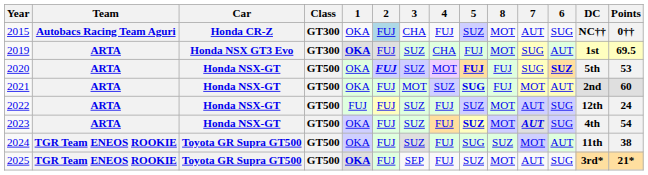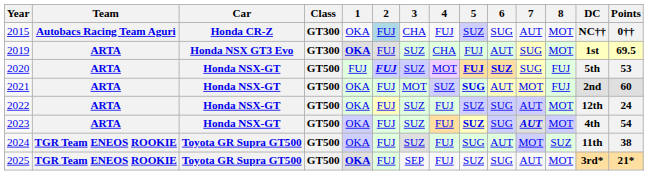columns swapped: (562, 13) <-> (503, 13)
(358, 68) OKA -> (358, 68) FUJ
(358, 105) FUJ -> (358, 105) OKA
